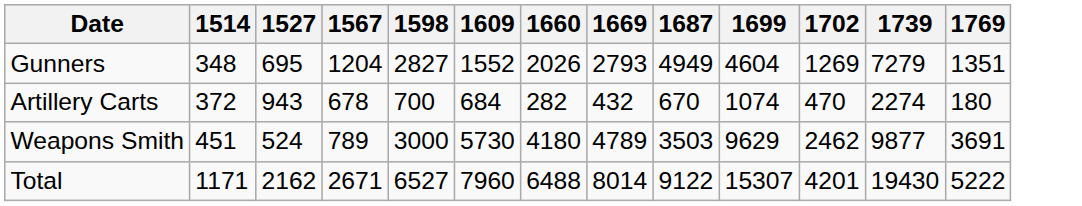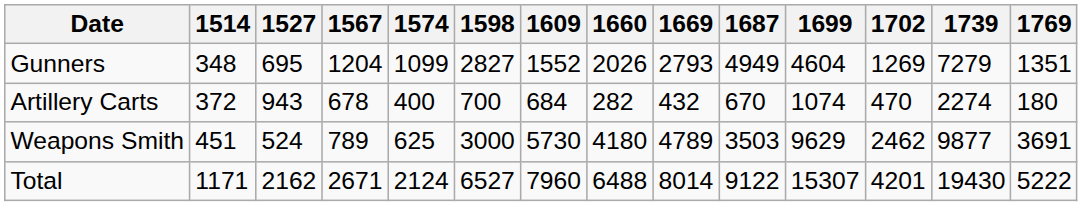+ column: (421, 24)
